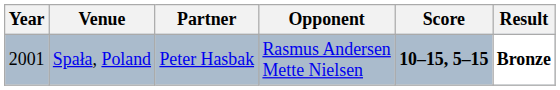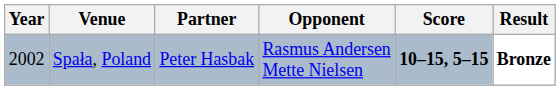(27, 59) 2001 -> (27, 59) 2002
